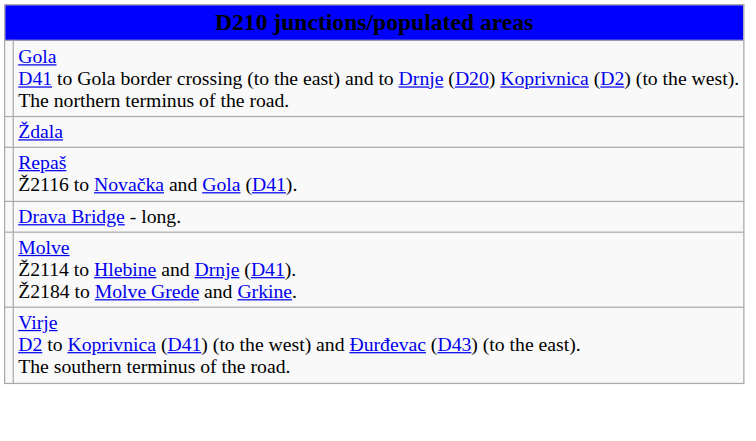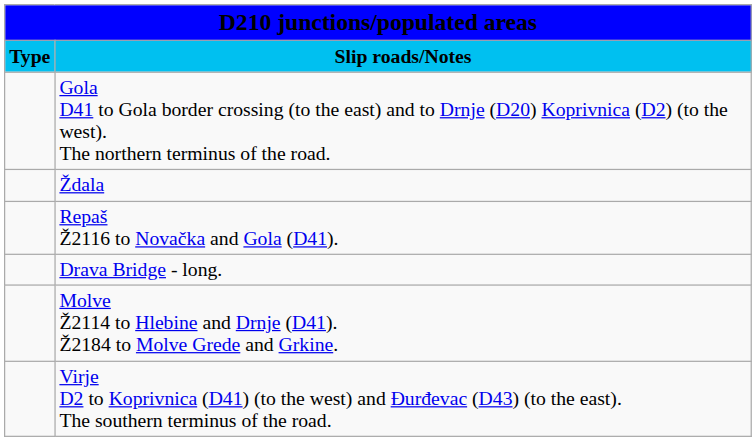+ row: (403, 56)
